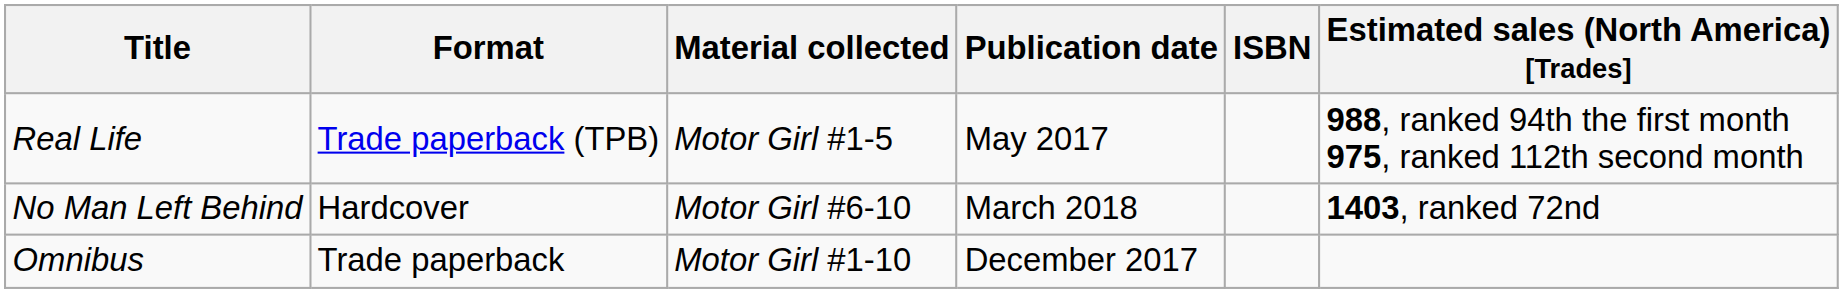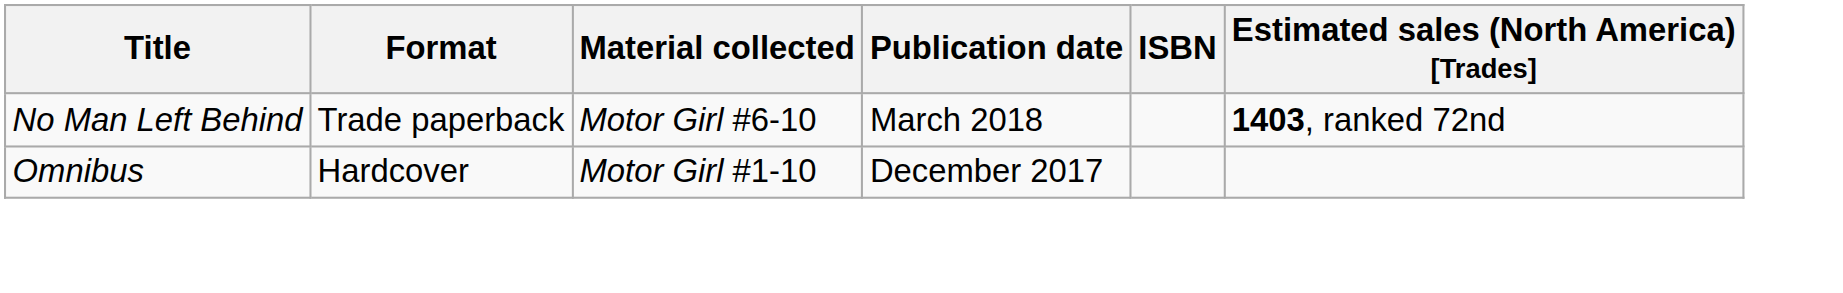- row: (77, 137)
(393, 208) Hardcover -> (441, 119) Trade paperback
(441, 260) Trade paperback -> (393, 171) Hardcover
